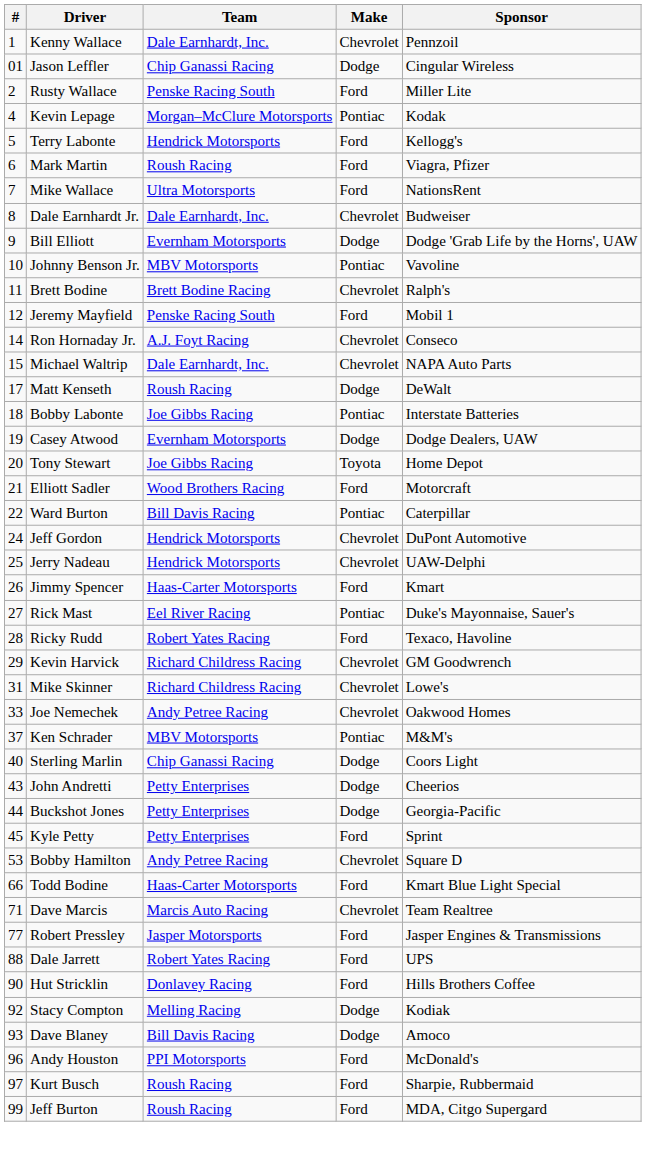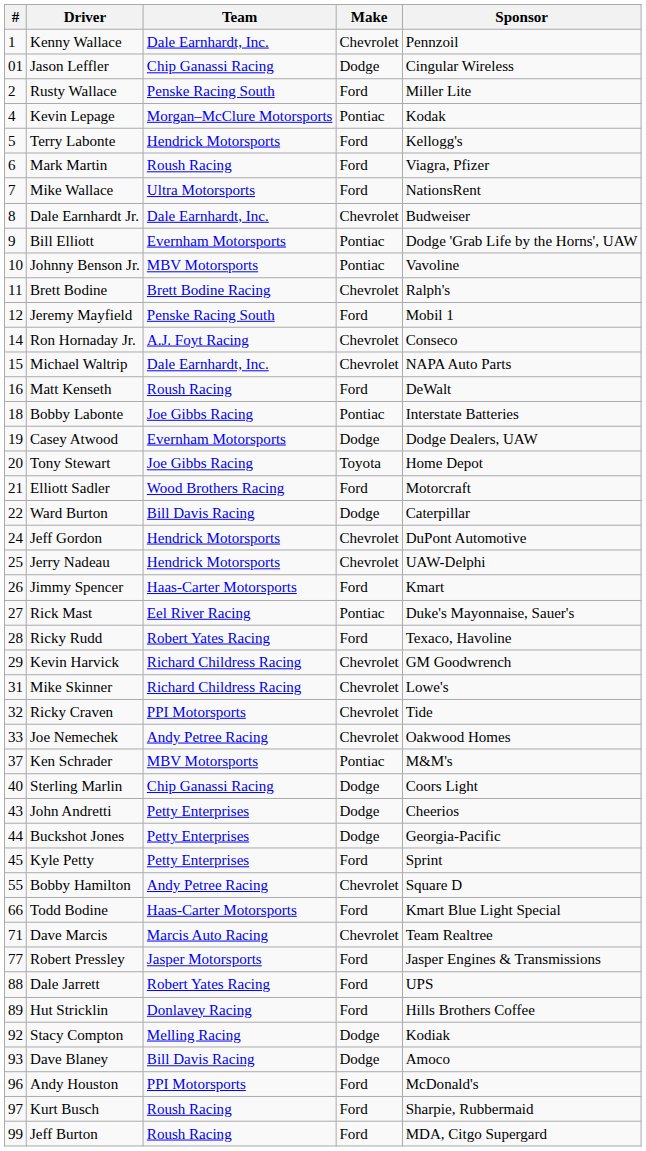(359, 240) Dodge -> (362, 240) Pontiac
(16, 389) 17 -> (16, 389) 16
(359, 389) Dodge -> (354, 389) Ford
(362, 513) Pontiac -> (359, 513) Dodge
+ row: (72, 711)
(16, 860) 53 -> (16, 885) 55
(16, 984) 90 -> (16, 1009) 89
